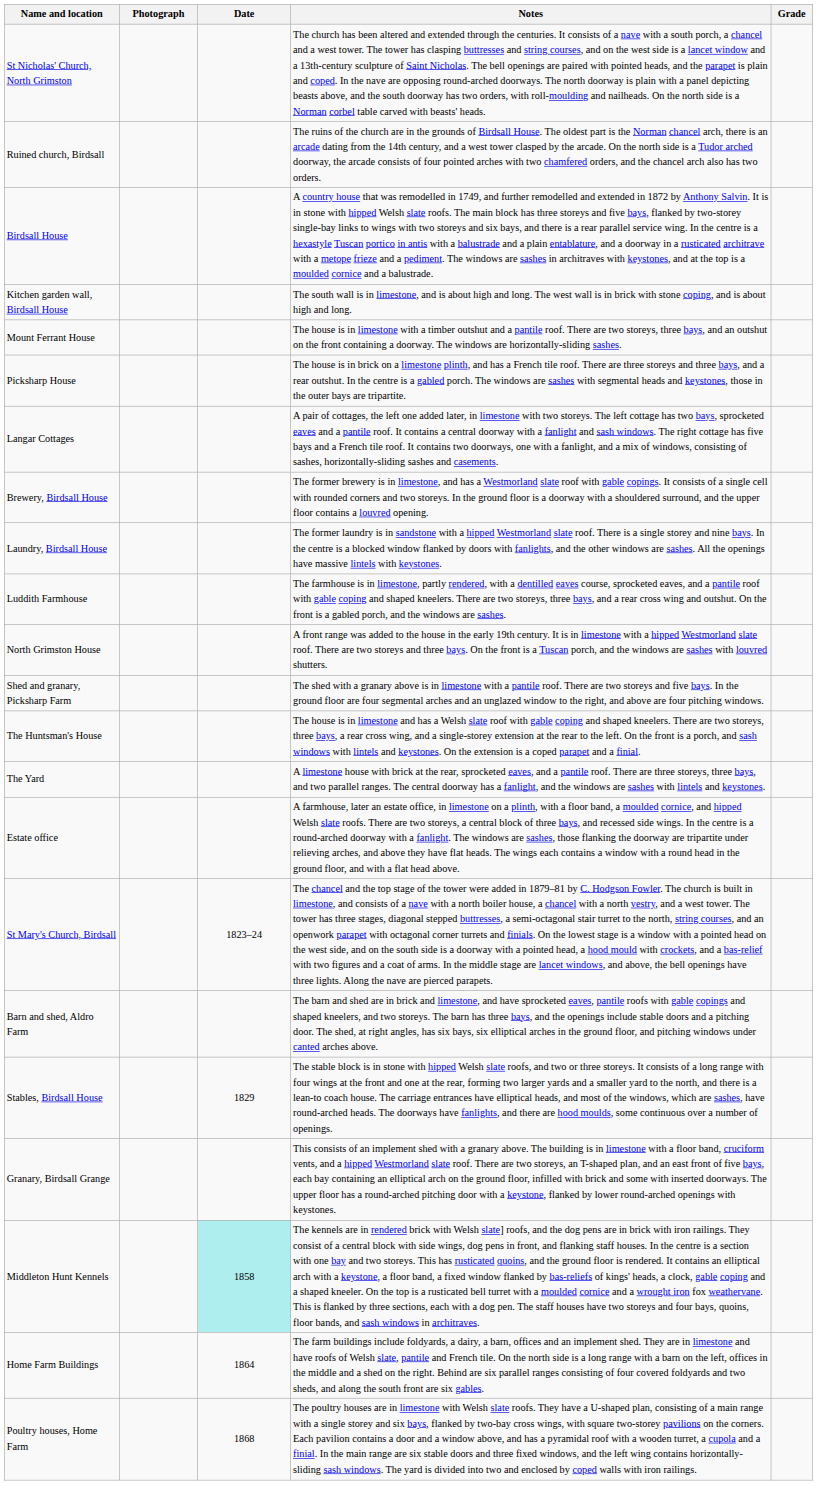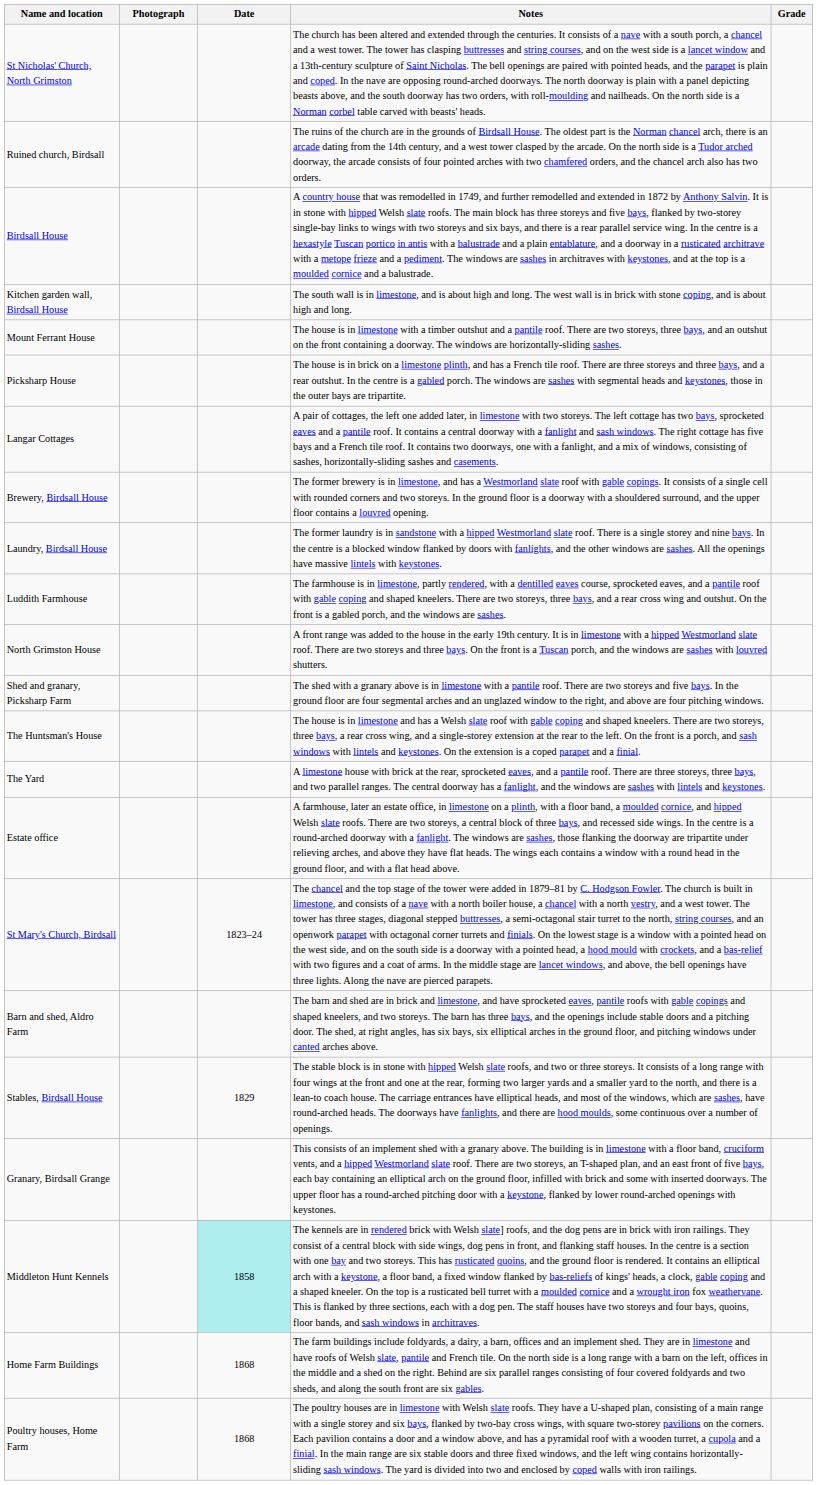(244, 1365) 1864 -> (244, 1365) 1868
